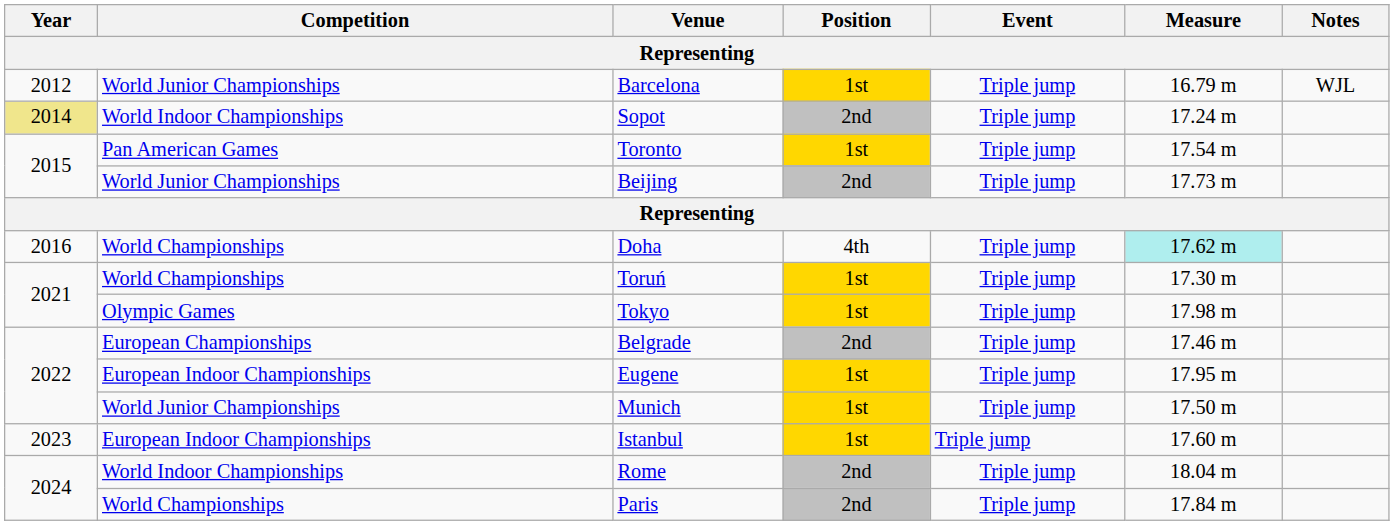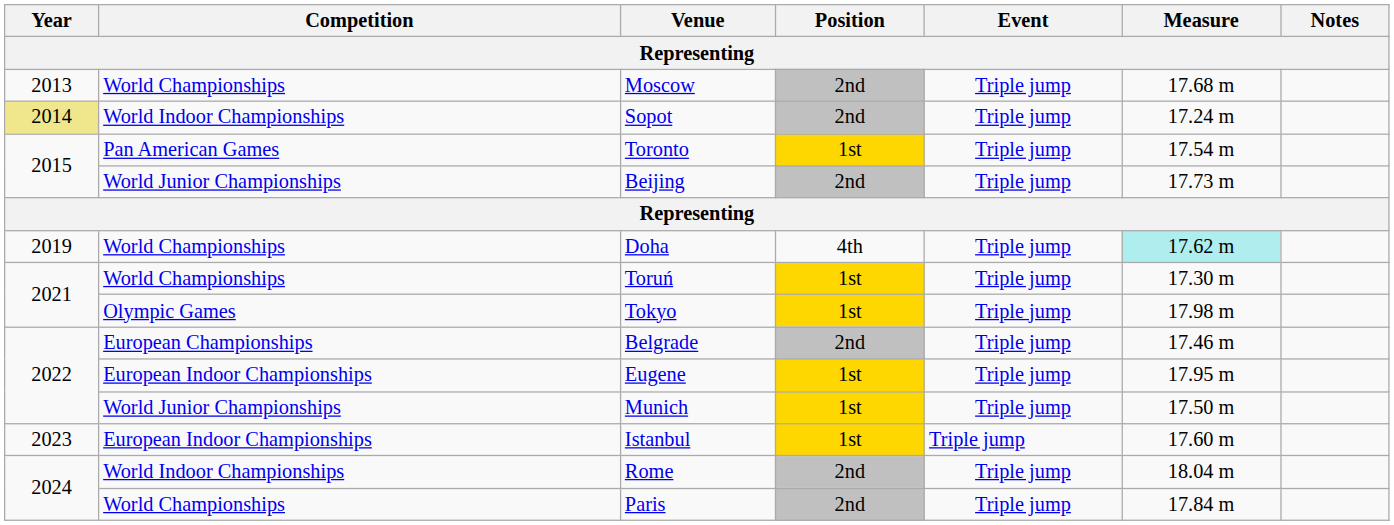- row: (659, 85)
+ row: (660, 85)
(51, 246) 2016 -> (52, 246) 2019
